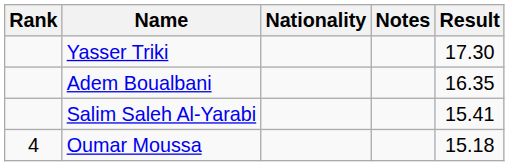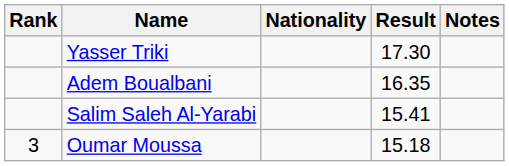columns swapped: (470, 20) <-> (403, 20)
(33, 146) 4 -> (33, 146) 3
